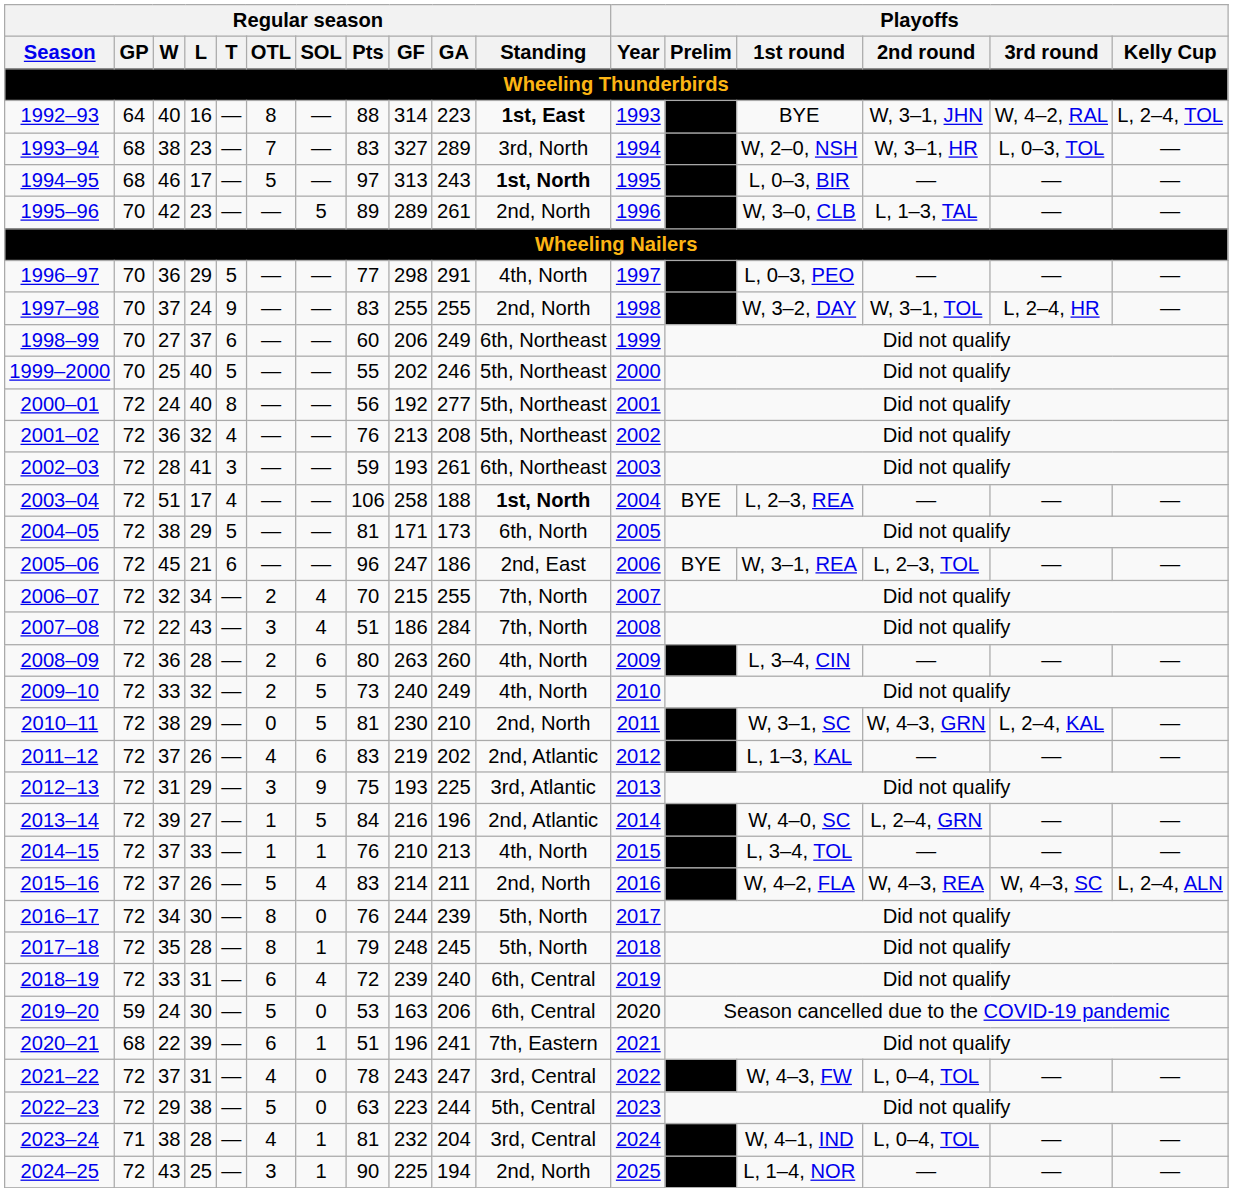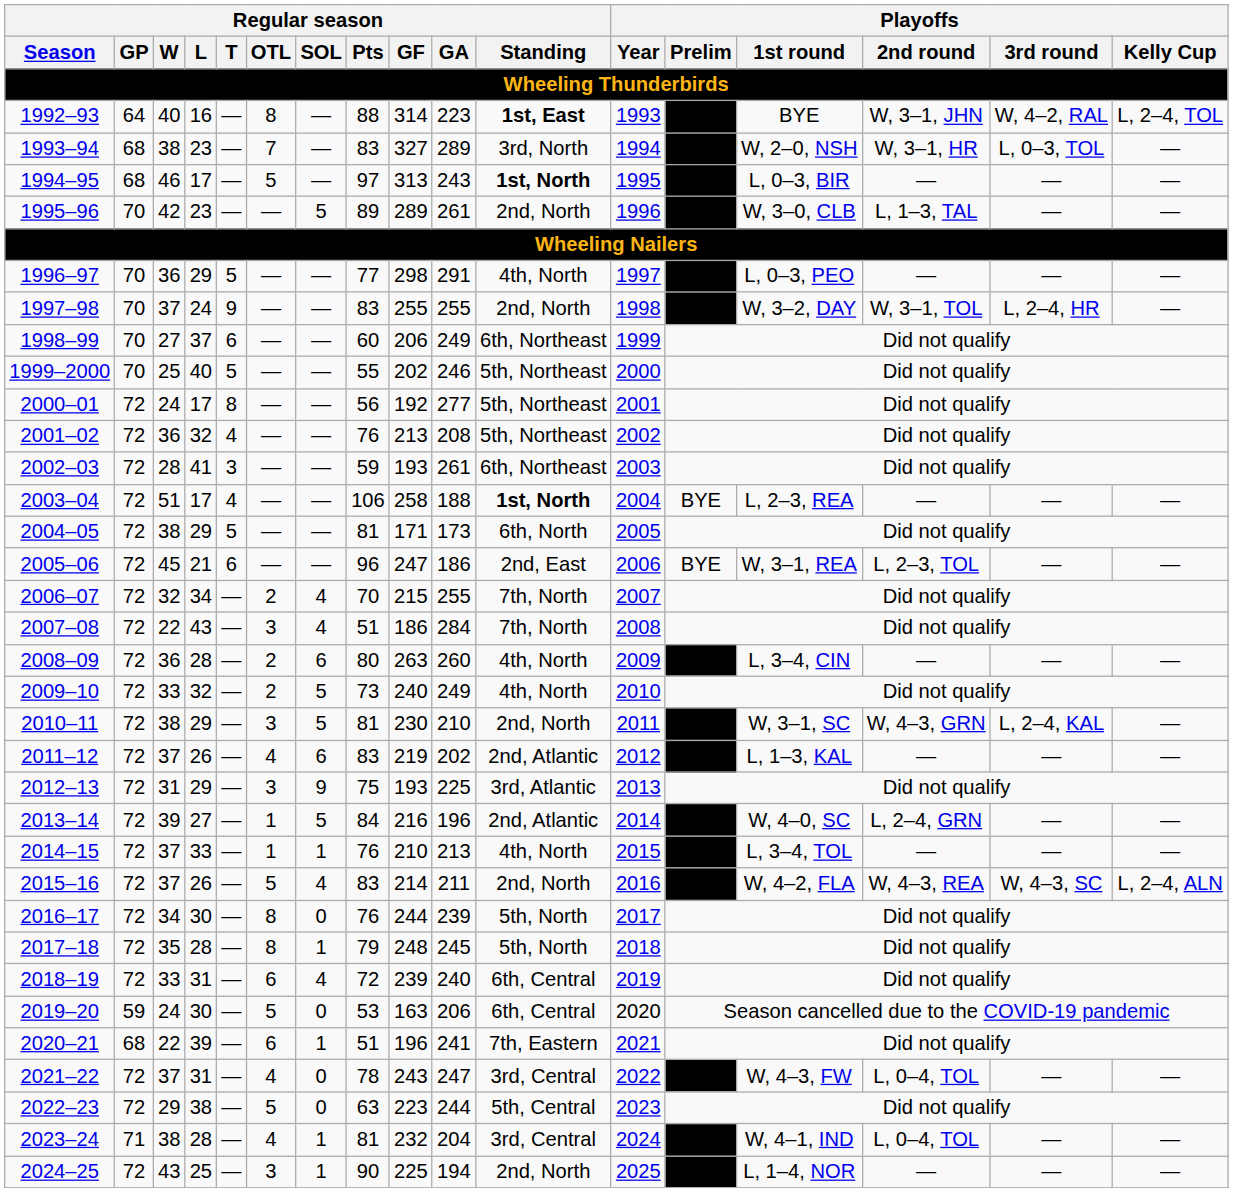(201, 404) 40 -> (201, 404) 17
(271, 723) 0 -> (271, 723) 3
